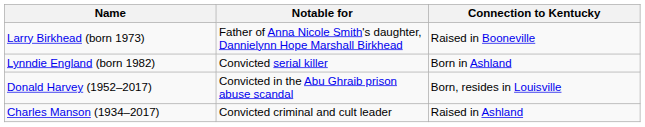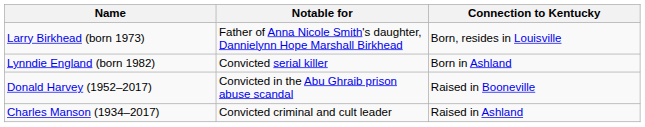(483, 38) Raised in Booneville -> (496, 38) Born, resides in Louisville
(496, 87) Born, resides in Louisville -> (483, 87) Raised in Booneville
